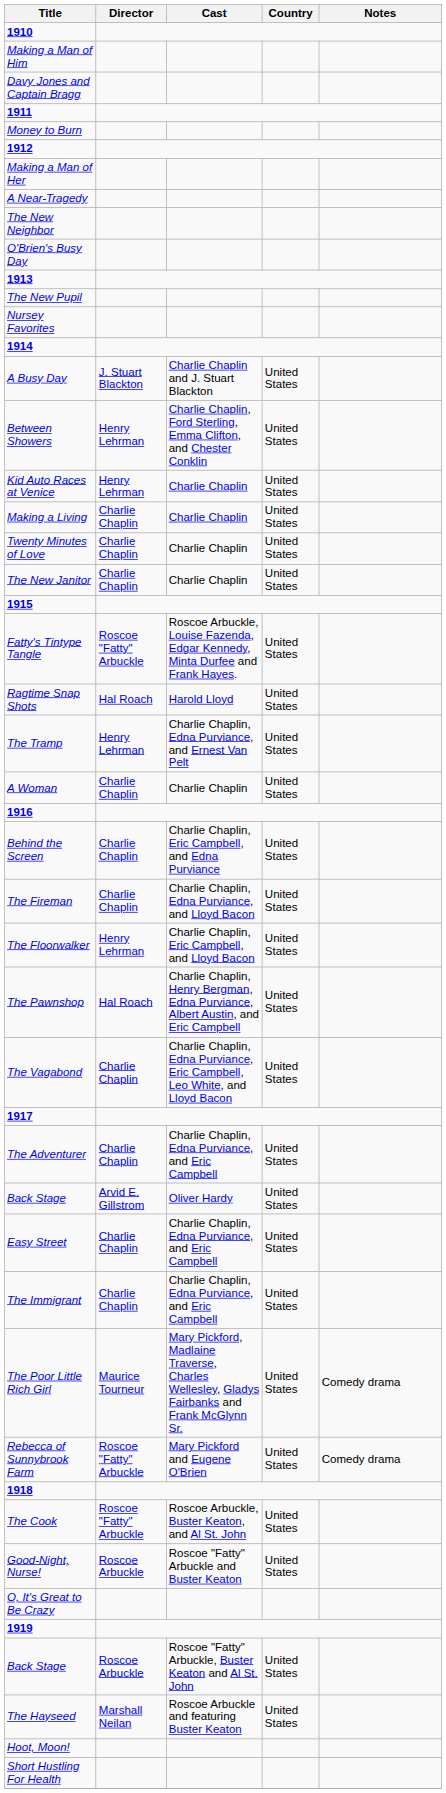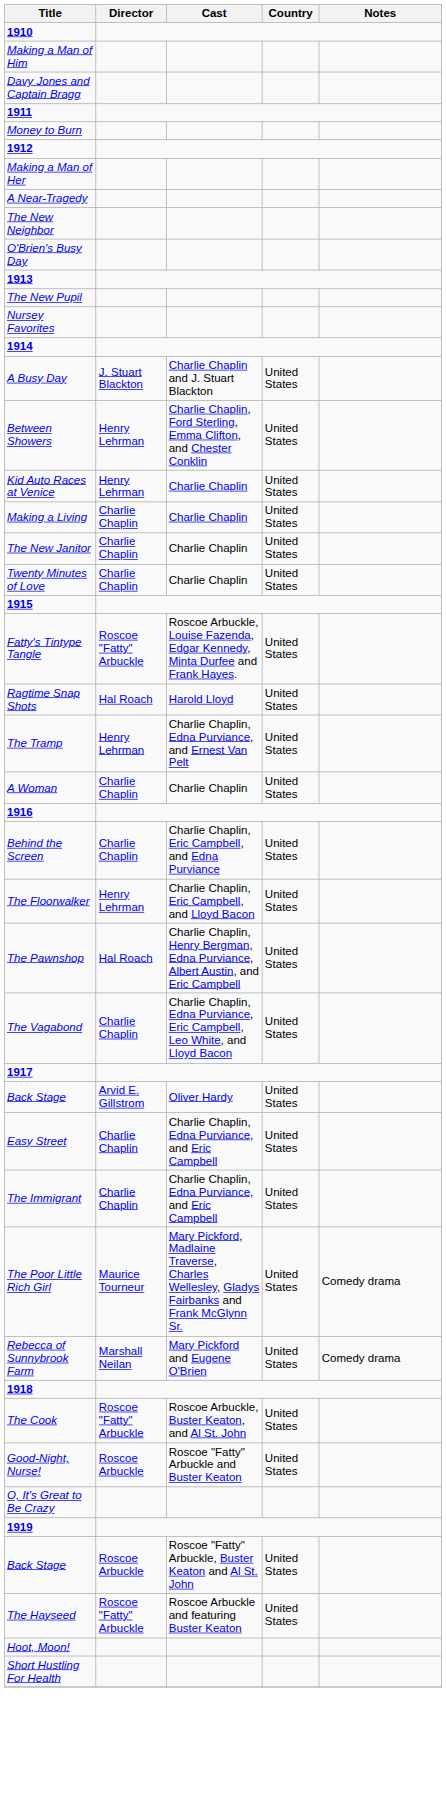rows swapped: (49, 579) <-> (47, 548)
- row: (40, 901)
- row: (47, 1154)
(121, 1459) Roscoe "Fatty" Arbuckle -> (121, 1358) Marshall Neilan
(121, 1717) Marshall Neilan -> (121, 1615) Roscoe "Fatty" Arbuckle
